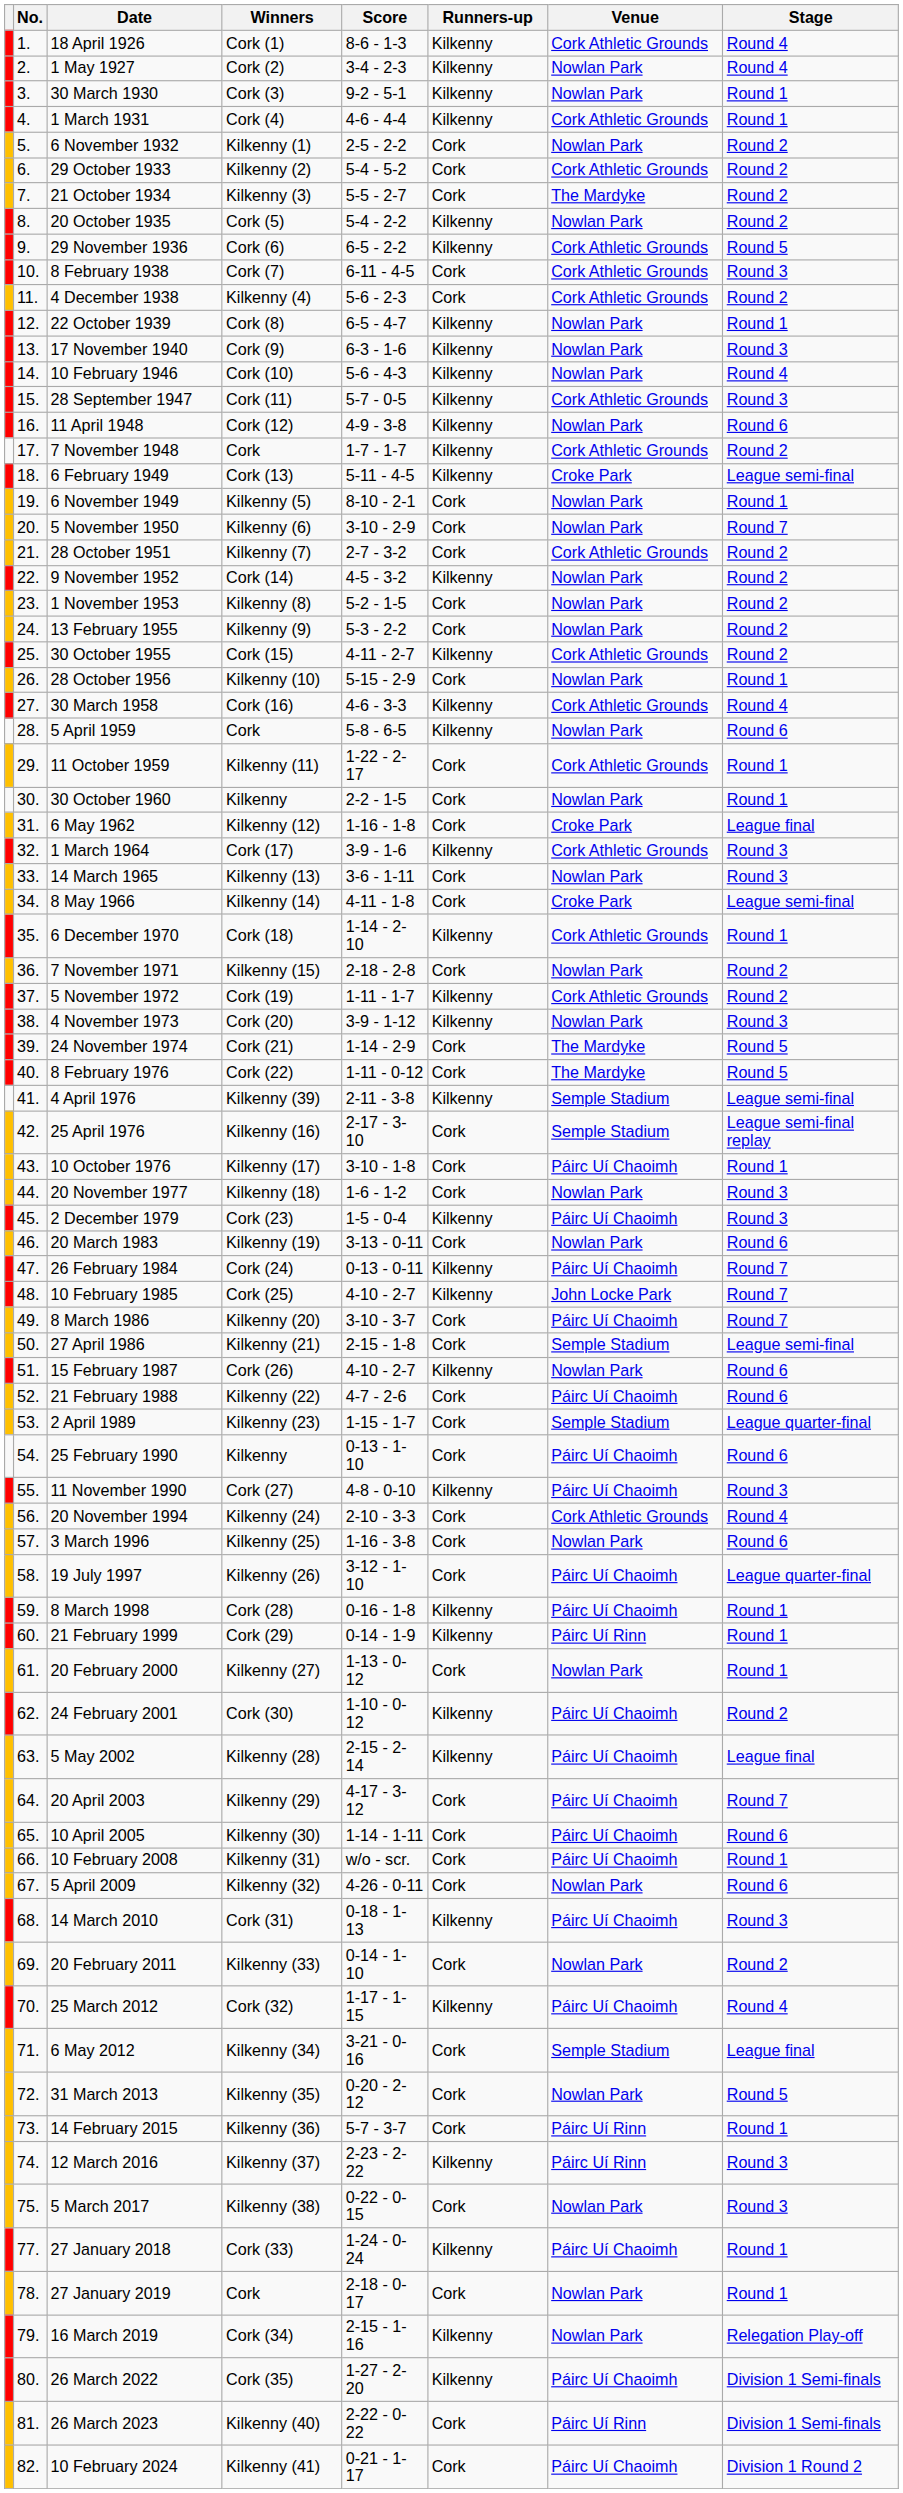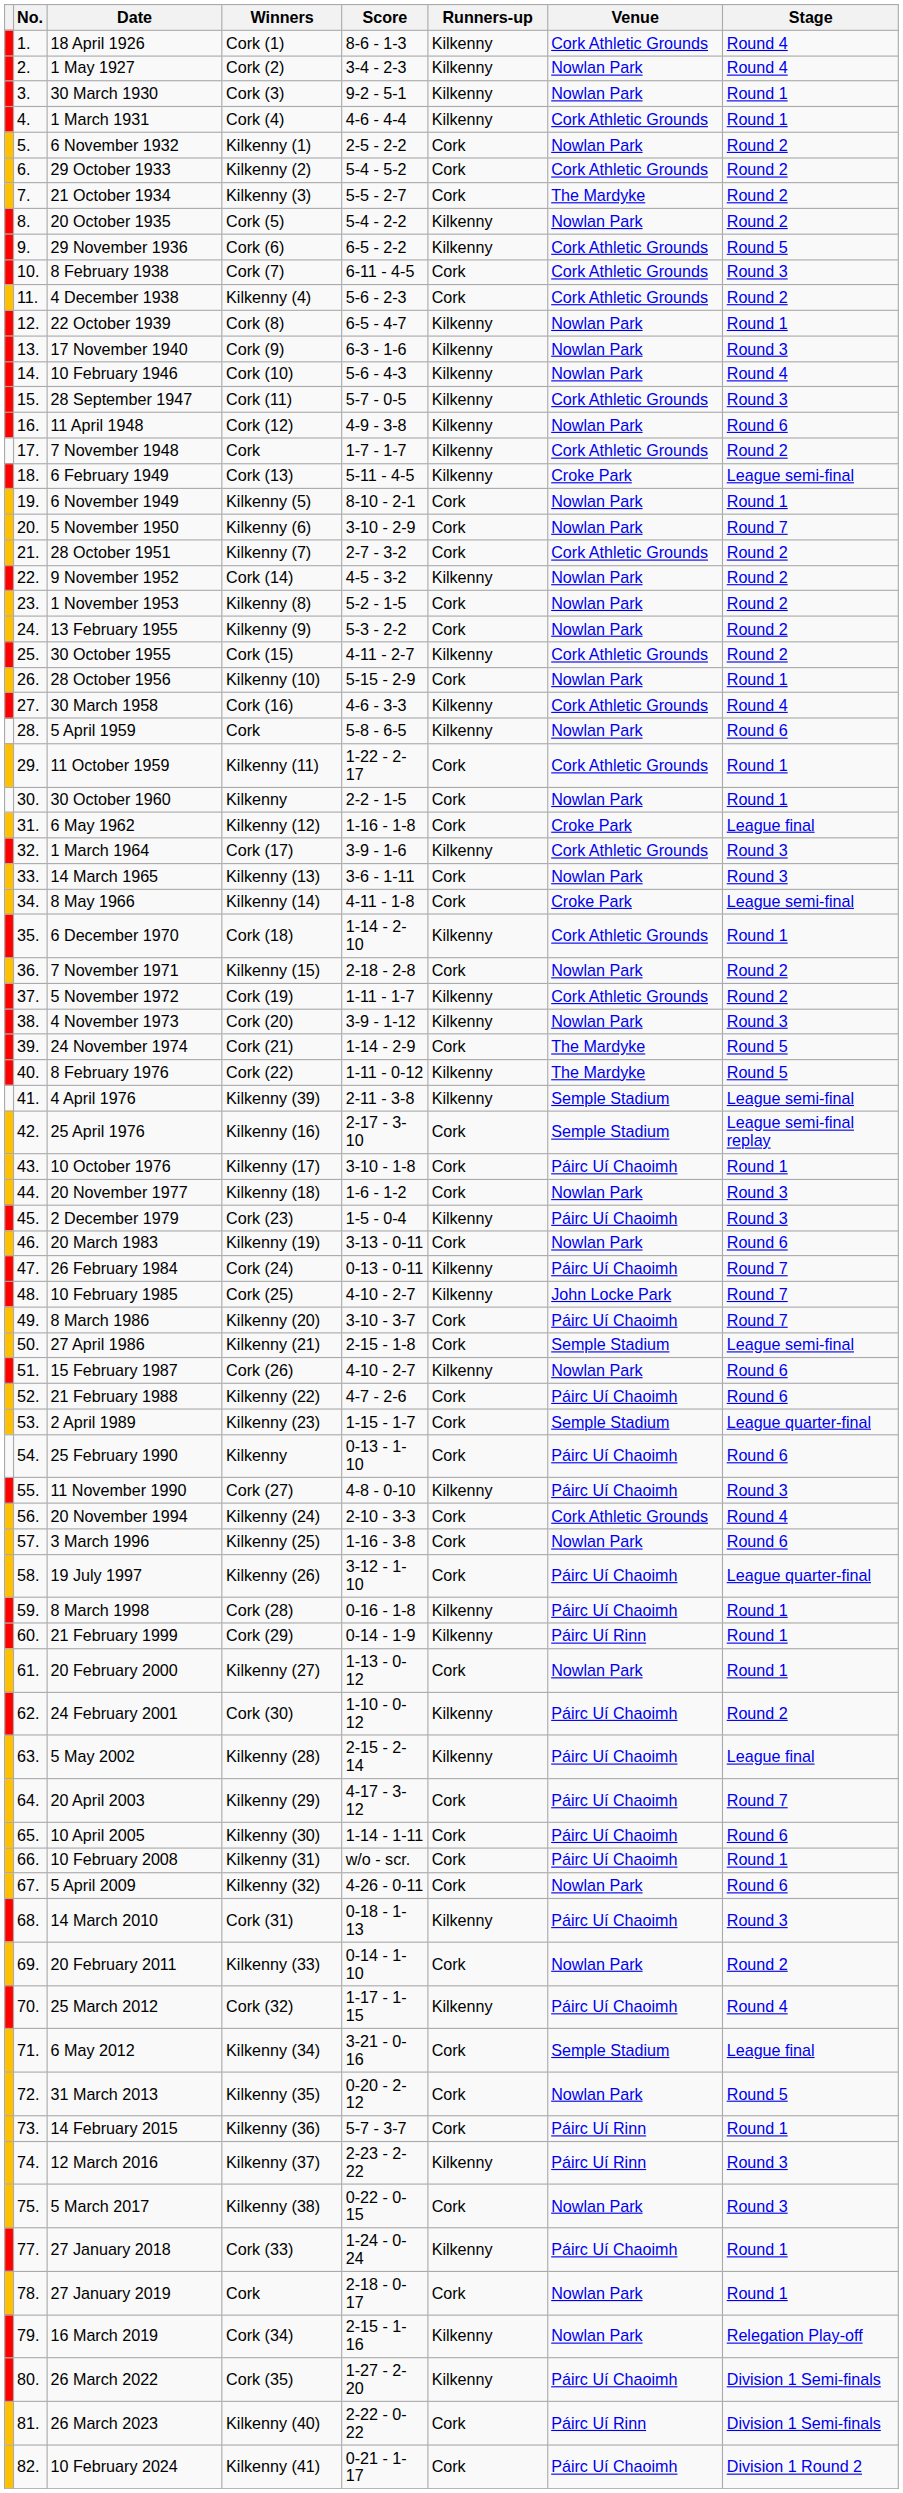(449, 1073) Cork -> (462, 1073) Kilkenny
